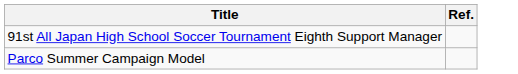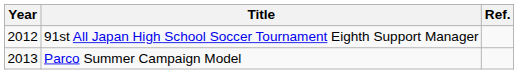+ column: (23, 15)
